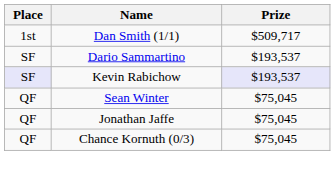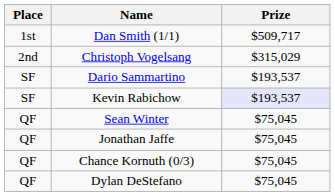+ row: (136, 56)
(28, 77) lavender background -> (28, 98) no background
+ row: (136, 181)
